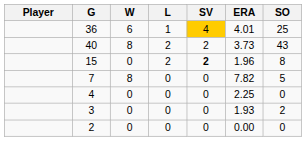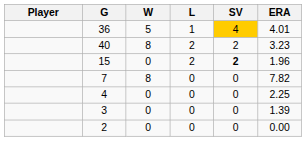- column: (282, 12)
(130, 29) 6 -> (148, 29) 5
(244, 45) 3.73 -> (280, 45) 3.23
(244, 111) 1.93 -> (280, 111) 1.39
